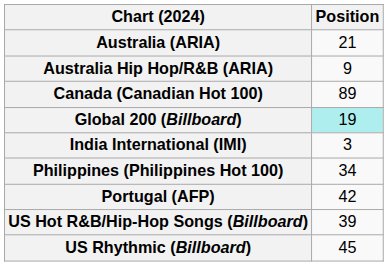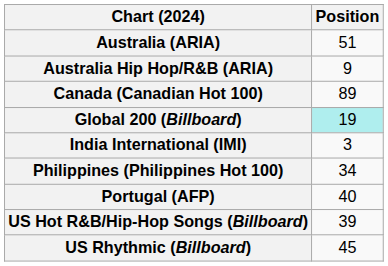(347, 42) 21 -> (347, 42) 51
(347, 196) 42 -> (347, 196) 40
